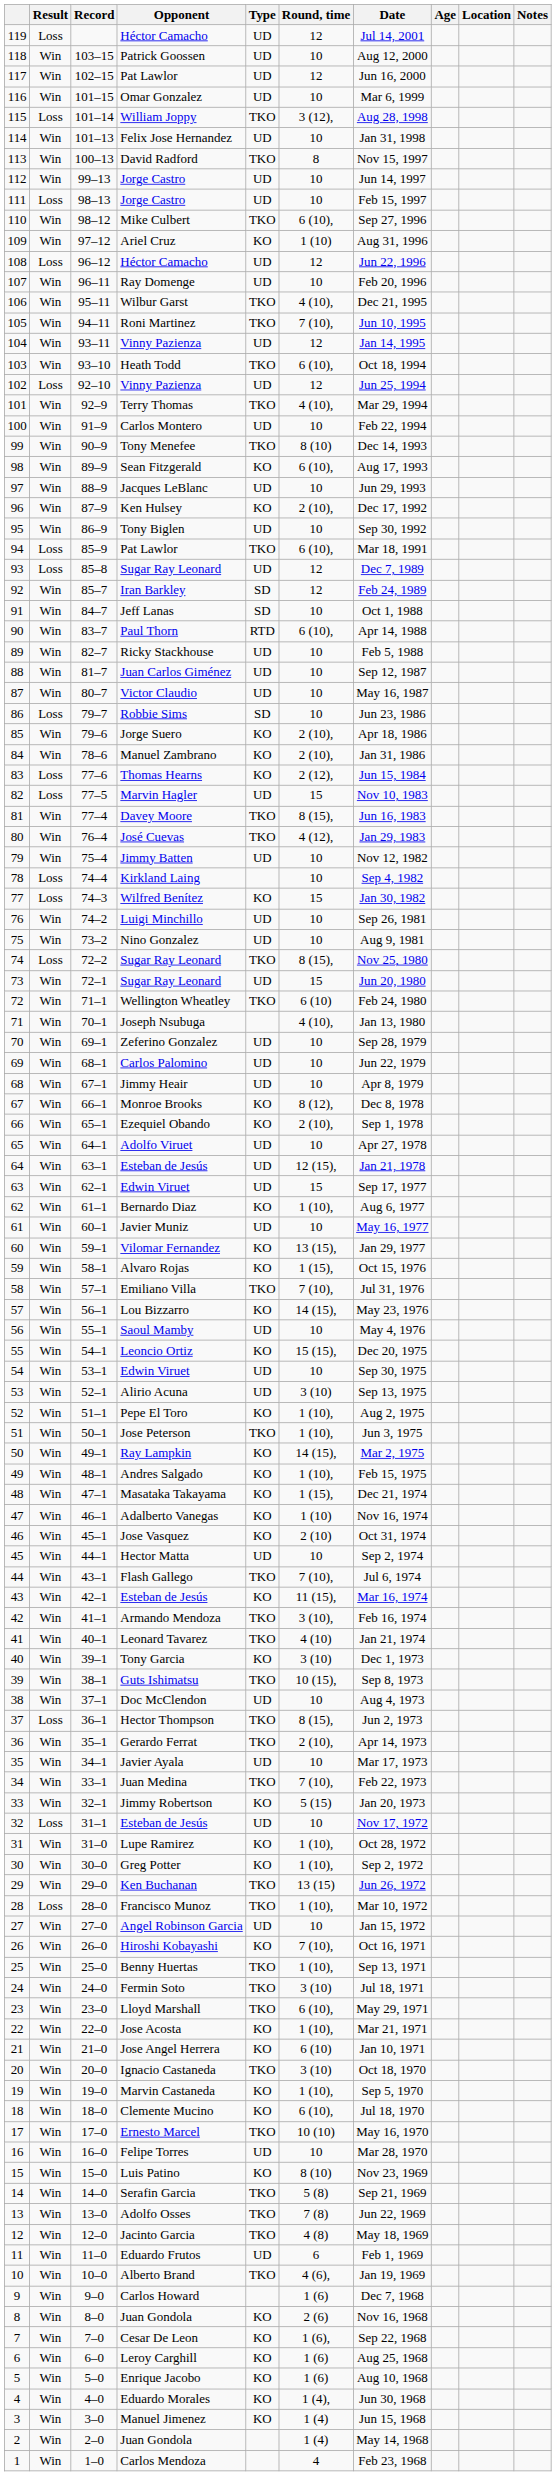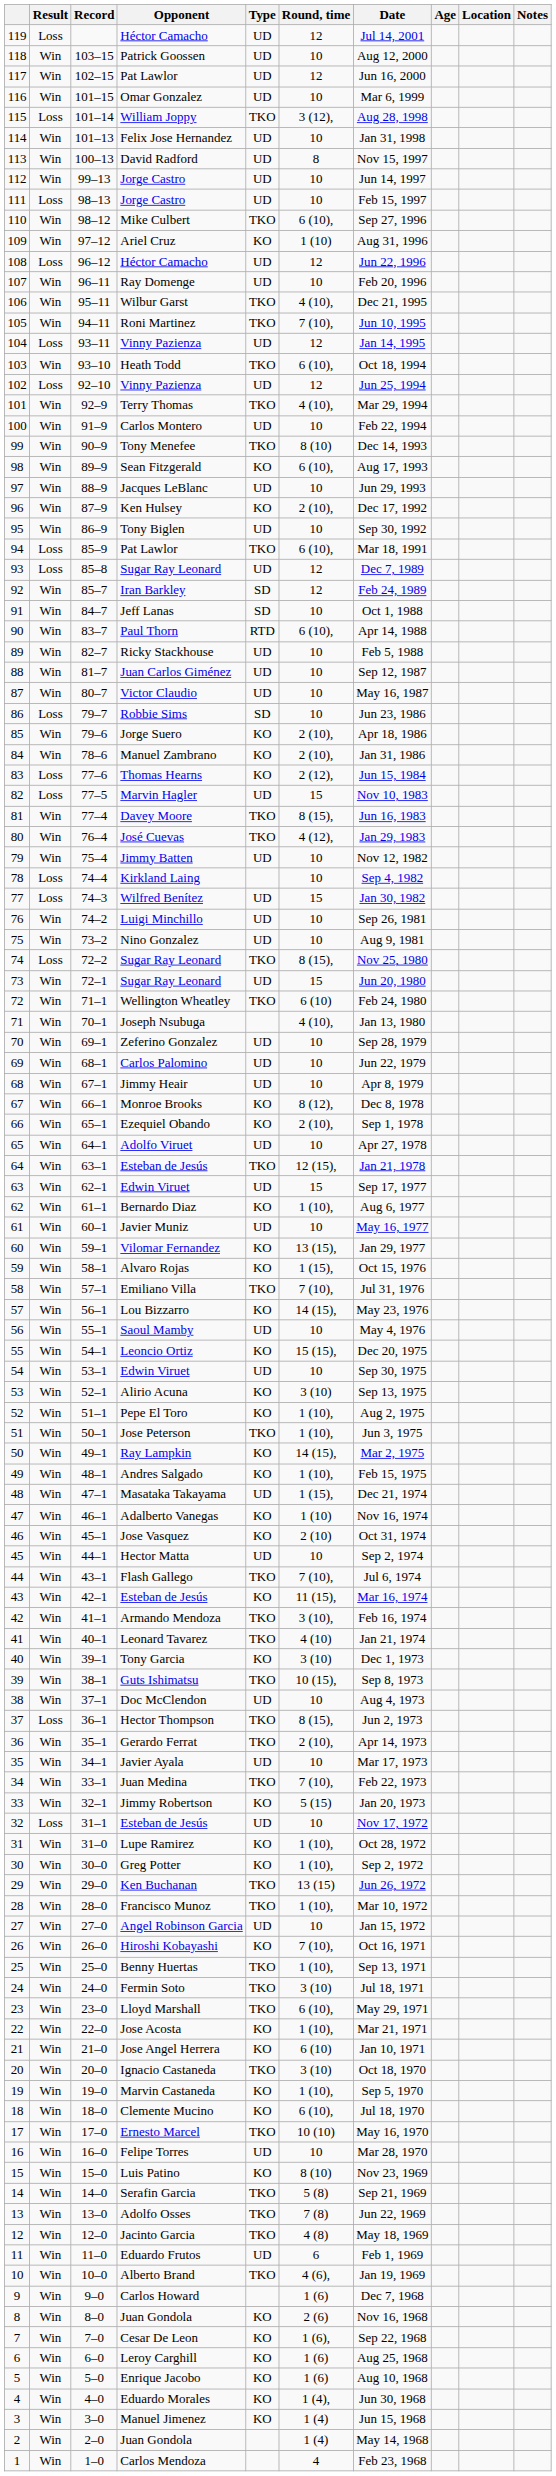(262, 158) TKO -> (262, 158) UD
(50, 343) Win -> (50, 343) Loss
(262, 898) KO -> (262, 898) UD
(262, 1165) UD -> (262, 1165) TKO
(262, 1391) UD -> (262, 1391) KO
(262, 1494) KO -> (262, 1494) UD
(50, 1905) Loss -> (50, 1905) Win
